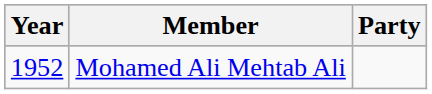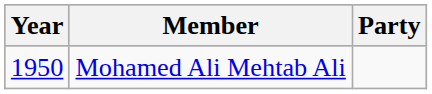(37, 66) 1952 -> (37, 66) 1950
